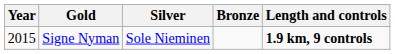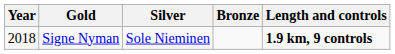(22, 37) 2015 -> (22, 37) 2018
